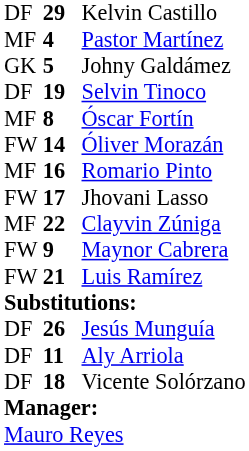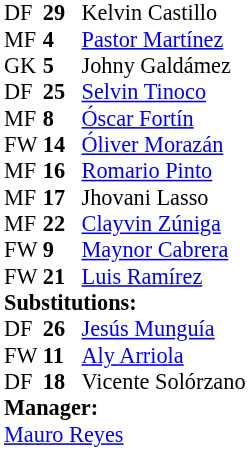(54, 91) 19 -> (54, 91) 25
(21, 197) FW -> (20, 197) MF
(18, 355) DF -> (21, 355) FW
